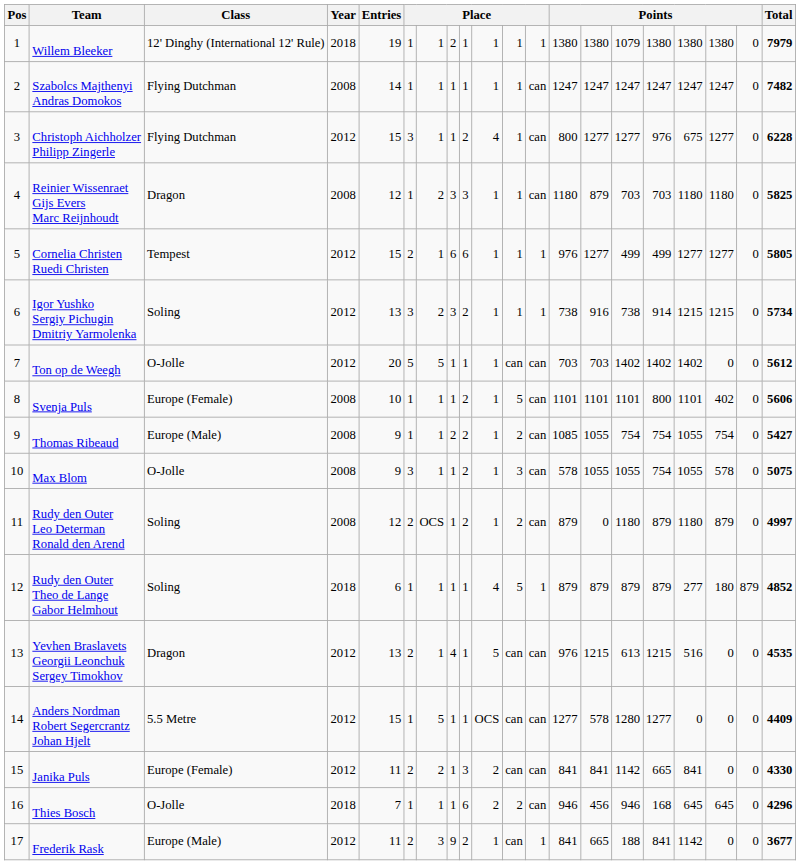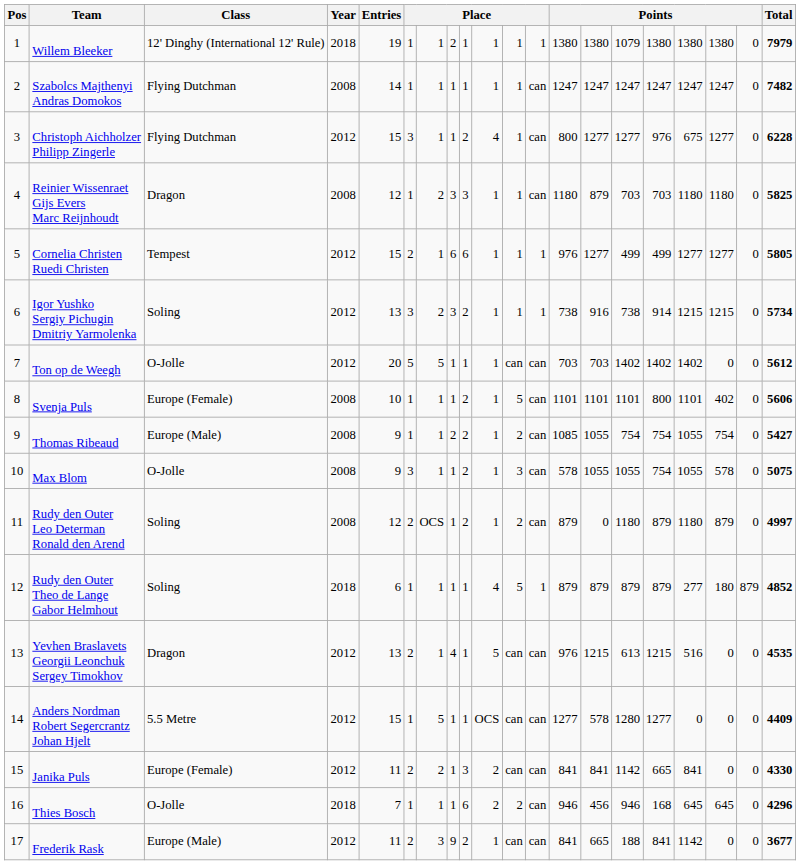(543, 841) 1 -> (537, 841) can
